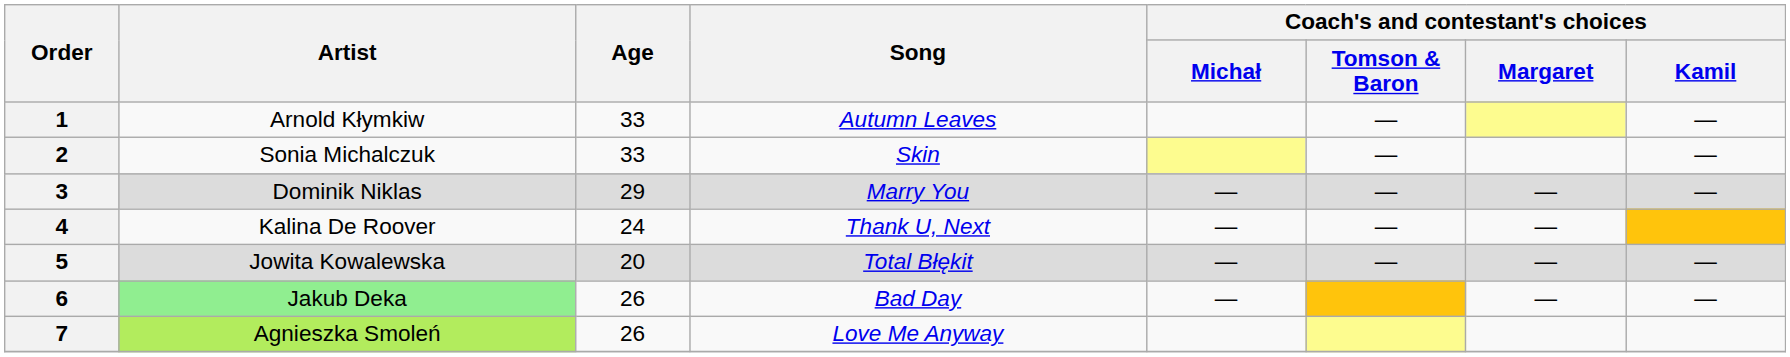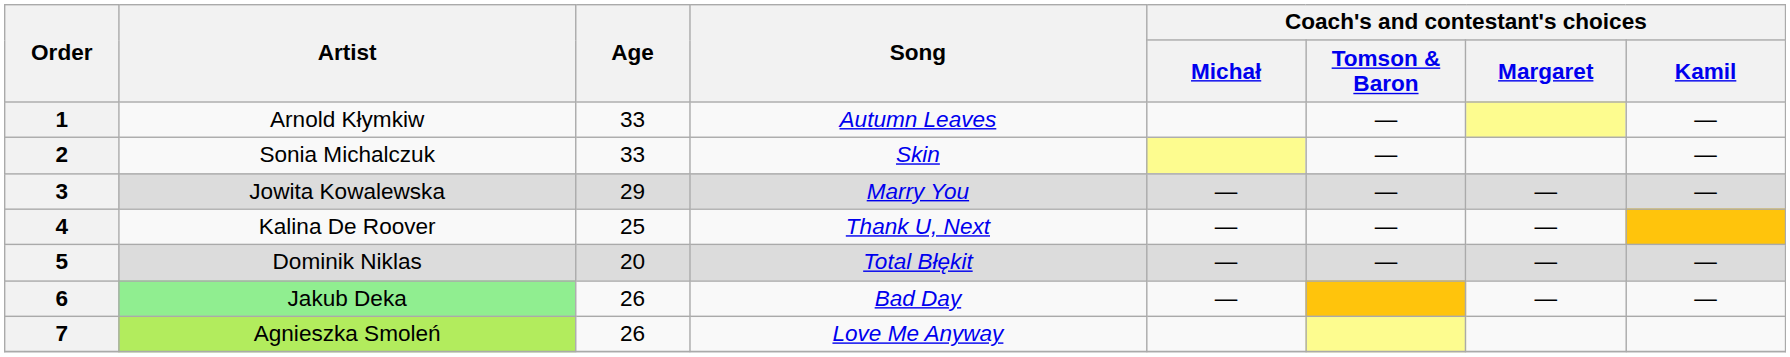(347, 190) Dominik Niklas -> (347, 190) Jowita Kowalewska
(633, 226) 24 -> (633, 226) 25
(347, 262) Jowita Kowalewska -> (347, 262) Dominik Niklas
